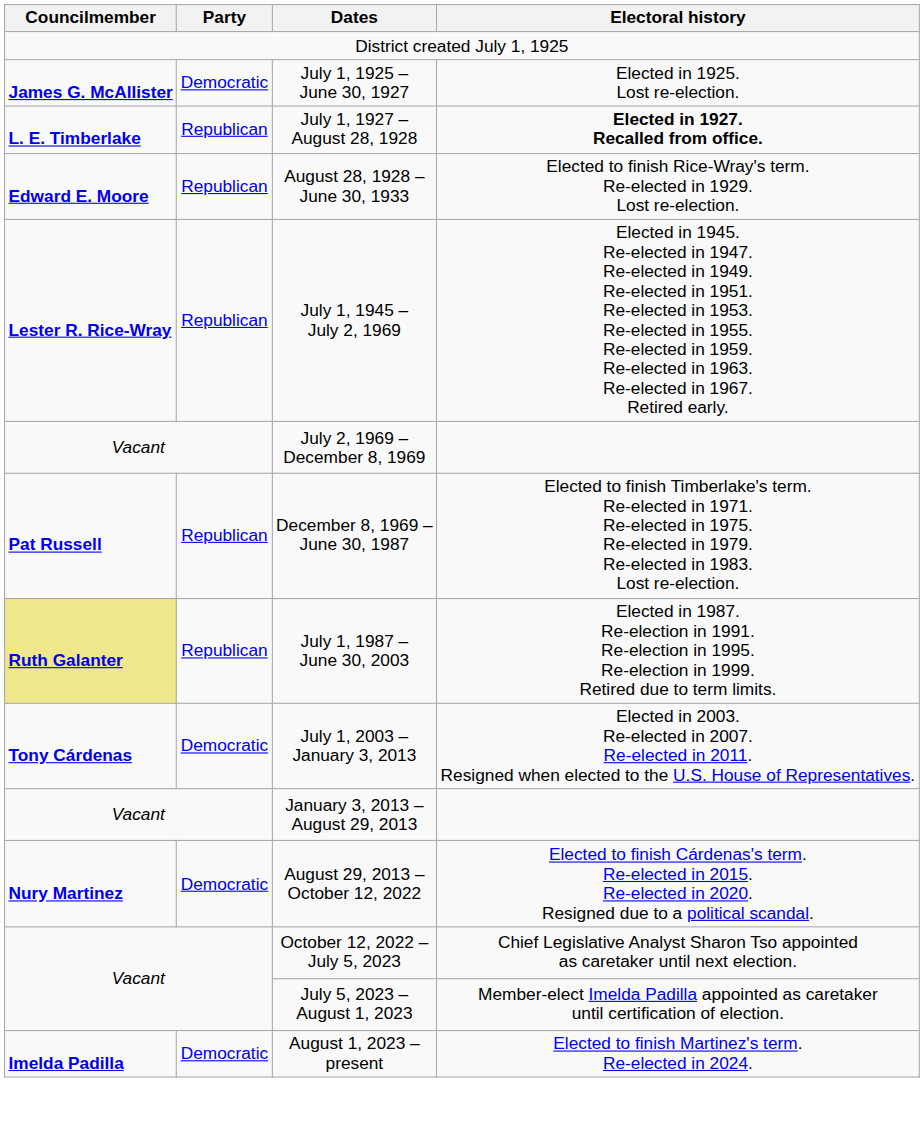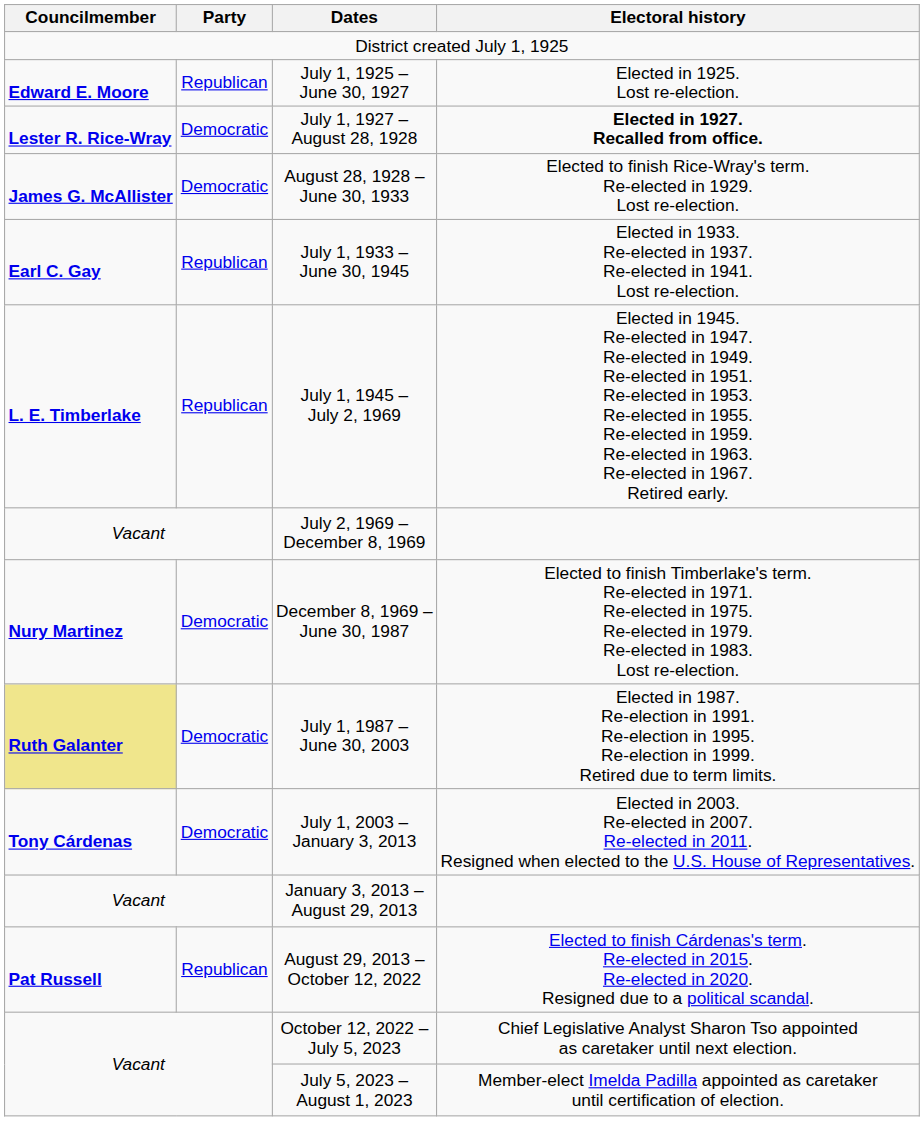(91, 92) James G. McAllister -> (79, 92) Edward E. Moore
(224, 82) Democratic -> (224, 82) Republican
(75, 139) L. E. Timberlake -> (90, 139) Lester R. Rice-Wray
(224, 129) Republican -> (224, 129) Democratic
(79, 195) Edward E. Moore -> (91, 195) James G. McAllister
(224, 186) Republican -> (224, 186) Democratic
+ row: (354, 262)
(90, 330) Lester R. Rice-Wray -> (75, 415) L. E. Timberlake
(55, 545) Pat Russell -> (66, 631) Nury Martinez
(224, 535) Republican -> (224, 621) Democratic
(224, 650) Republican -> (224, 736) Democratic
(66, 893) Nury Martinez -> (55, 979) Pat Russell
(224, 883) Democratic -> (224, 969) Republican
- row: (354, 1053)
